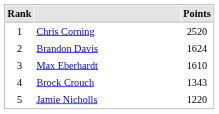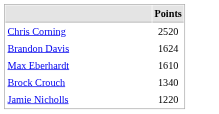- column: (19, 13)
(197, 82) 1343 -> (168, 82) 1340
